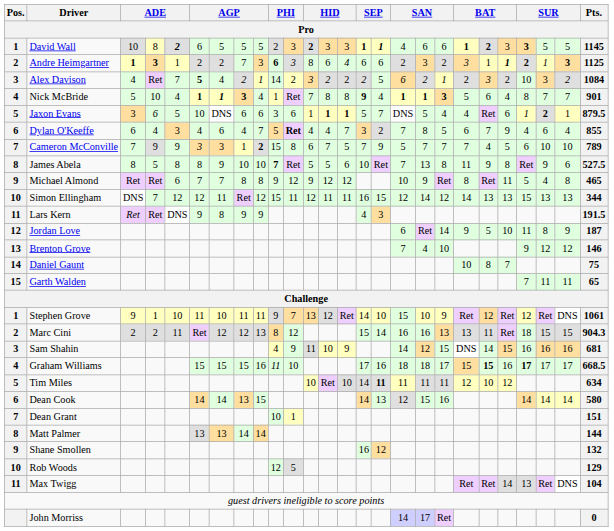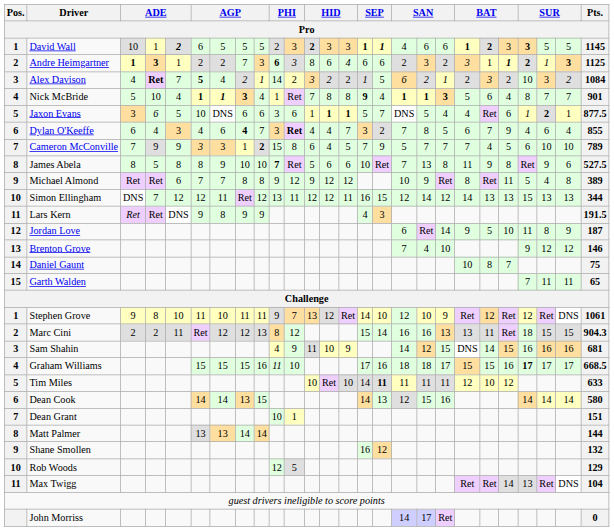(155, 46) 8 -> (156, 46) 1
(155, 79) normal -> (156, 79) bold
(364, 79) 2 -> (365, 79) 1
(594, 113) 879.5 -> (595, 113) 877.5
(244, 130) normal -> (245, 130) bold
(276, 130) 5 -> (277, 130) 3
(328, 147) 7 -> (329, 147) 4
(328, 163) 5 -> (329, 163) 6
(594, 180) 465 -> (595, 180) 389
(276, 197) 15 -> (277, 197) 13
(328, 197) 11 -> (329, 197) 12
(155, 315) 1 -> (156, 315) 8
(403, 315) 15 -> (404, 315) 12
(488, 365) bold -> (489, 365) normal
(594, 382) 634 -> (595, 382) 633
